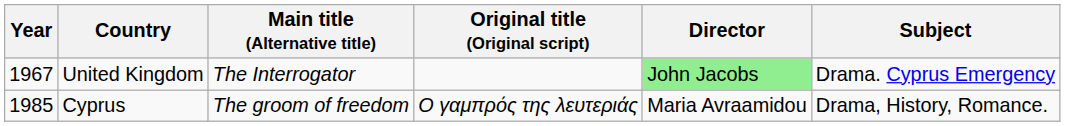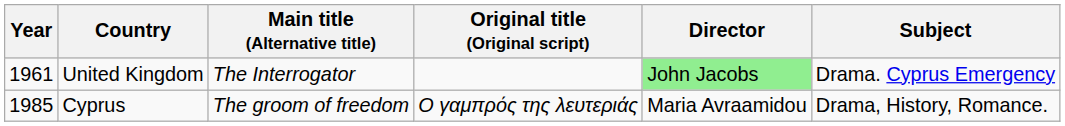(31, 74) 1967 -> (31, 74) 1961
